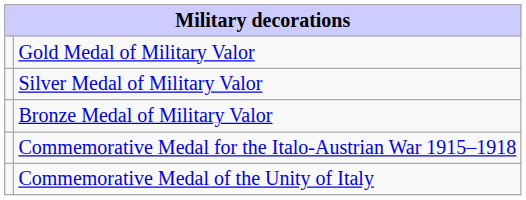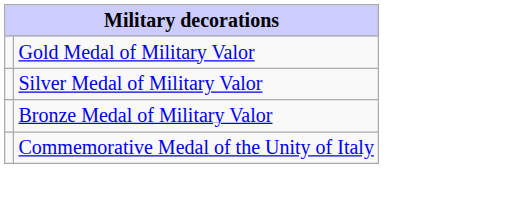- row: (267, 147)
